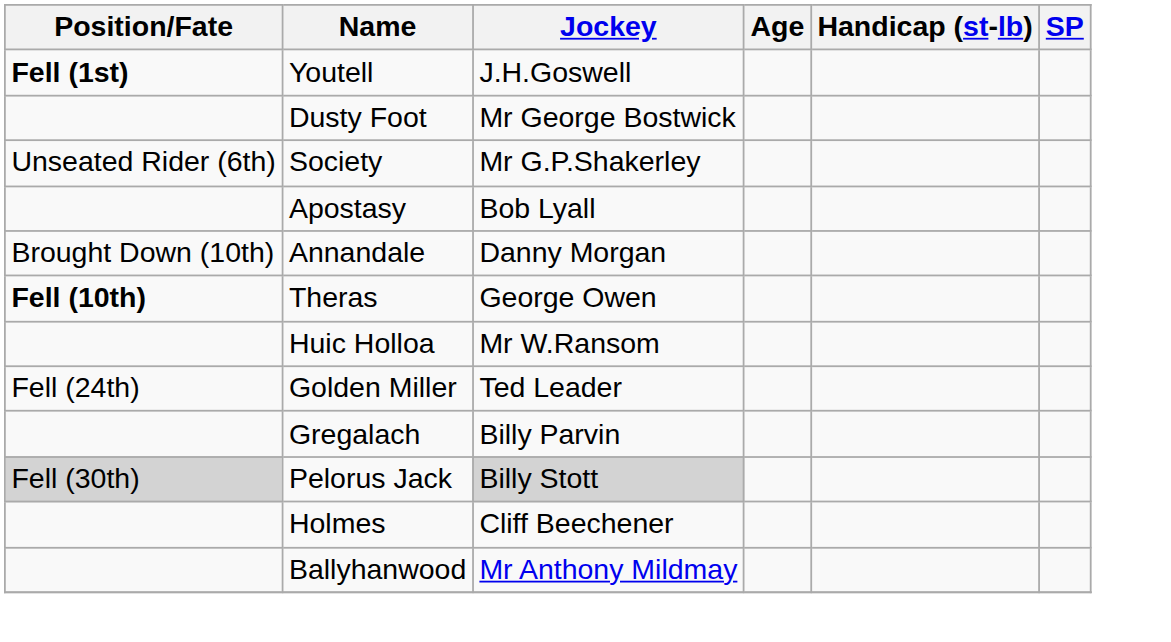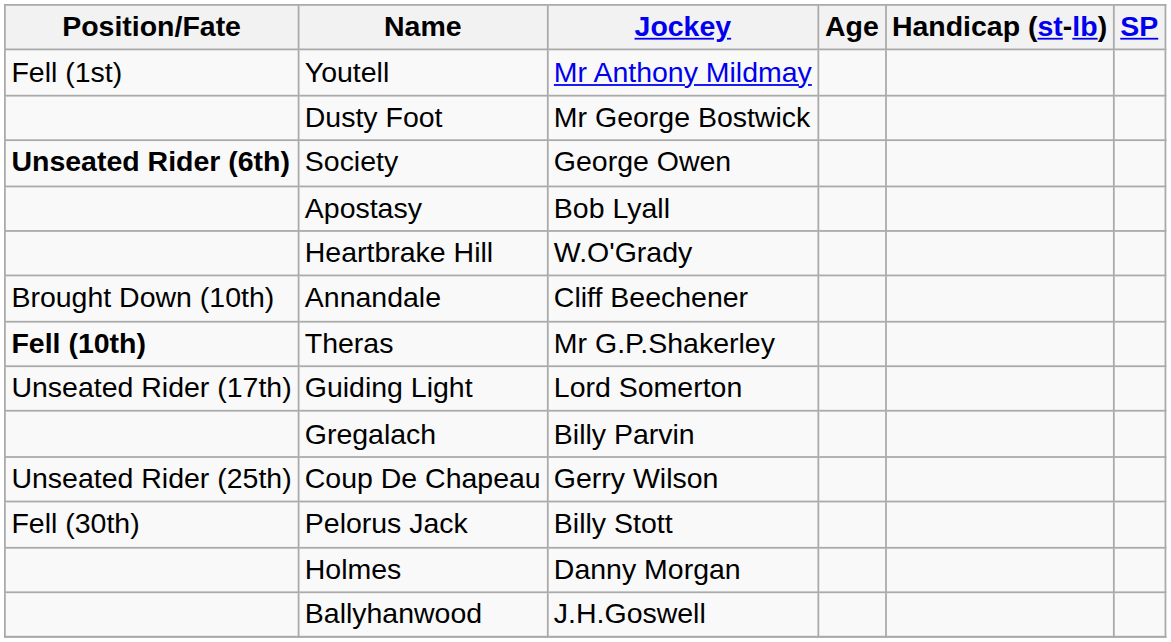(70, 72) bold -> (67, 72) normal
(555, 72) J.H.Goswell -> (683, 72) Mr Anthony Mildmay
(144, 162) normal -> (151, 162) bold
(590, 162) Mr G.P.Shakerley -> (643, 162) George Owen
+ row: (399, 252)
(573, 252) Danny Morgan -> (651, 298) Cliff Beechener
(568, 298) George Owen -> (664, 343) Mr G.P.Shakerley
- row: (362, 343)
+ row: (389, 388)
- row: (373, 388)
+ row: (423, 478)
(76, 478) lightgrey background -> (76, 523) no background
(539, 478) lightgrey background -> (613, 523) no background
(577, 523) Cliff Beechener -> (647, 569) Danny Morgan
(608, 569) Mr Anthony Mildmay -> (630, 614) J.H.Goswell
